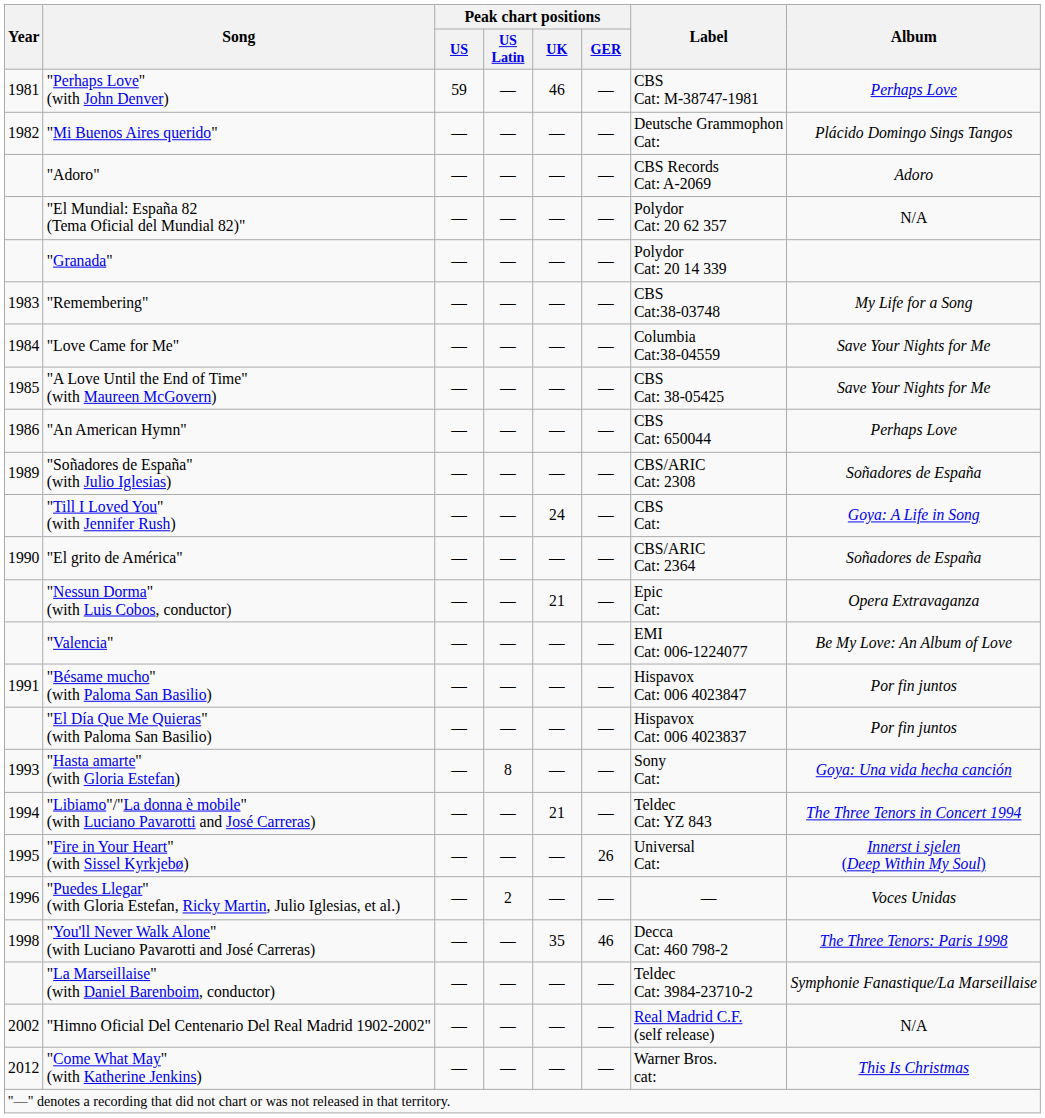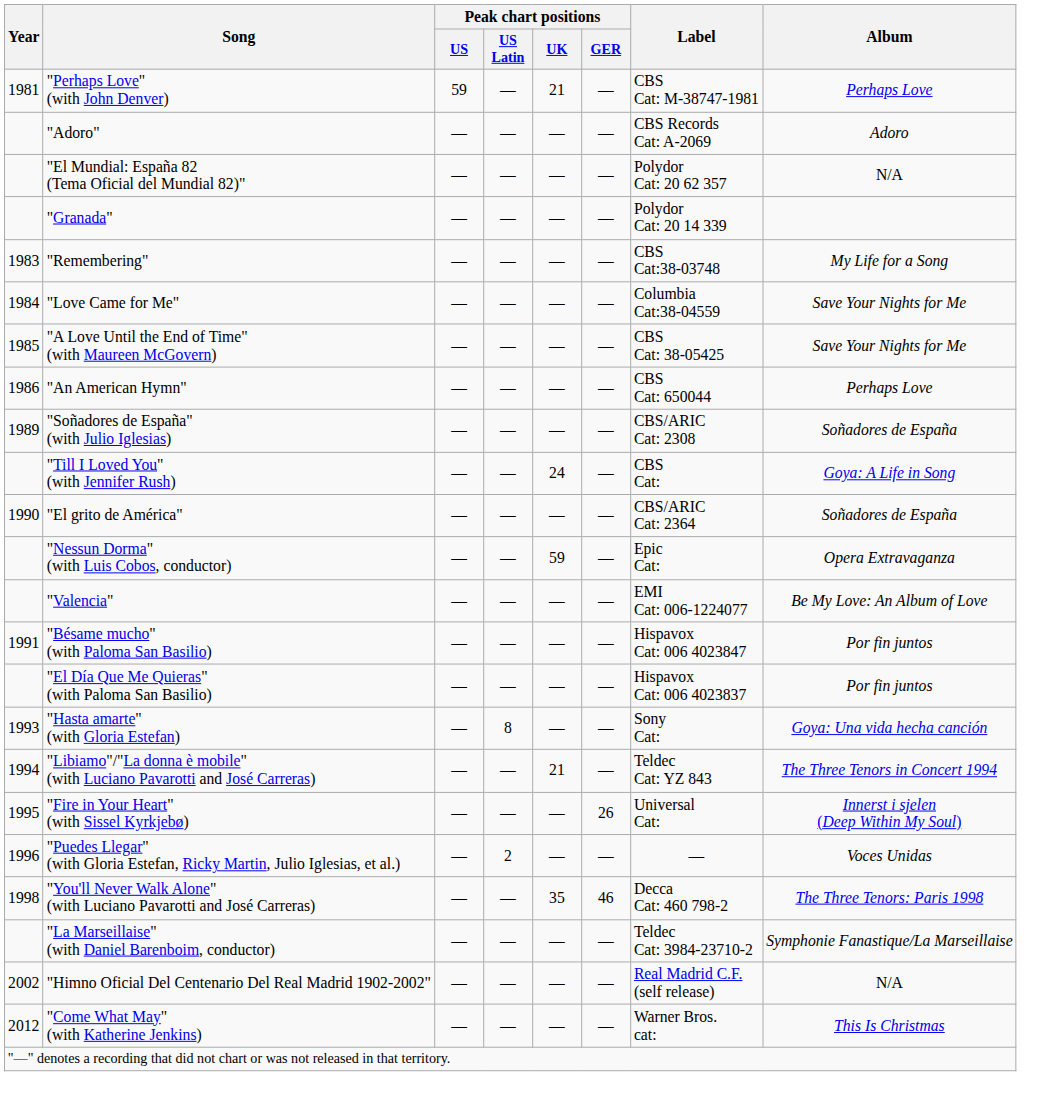(557, 90) 46 -> (557, 90) 21
- row: (132, 133)
(557, 600) 21 -> (557, 558) 59
